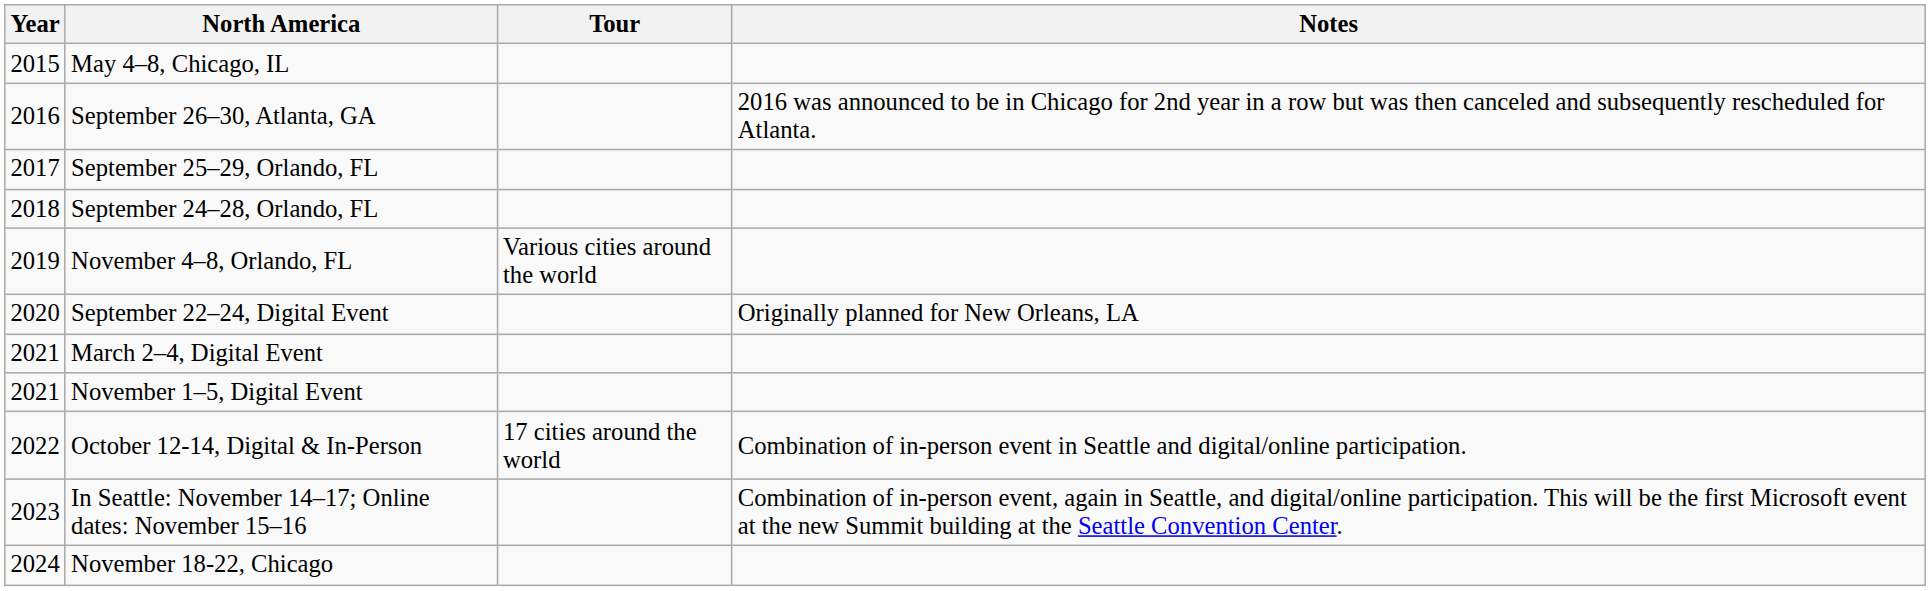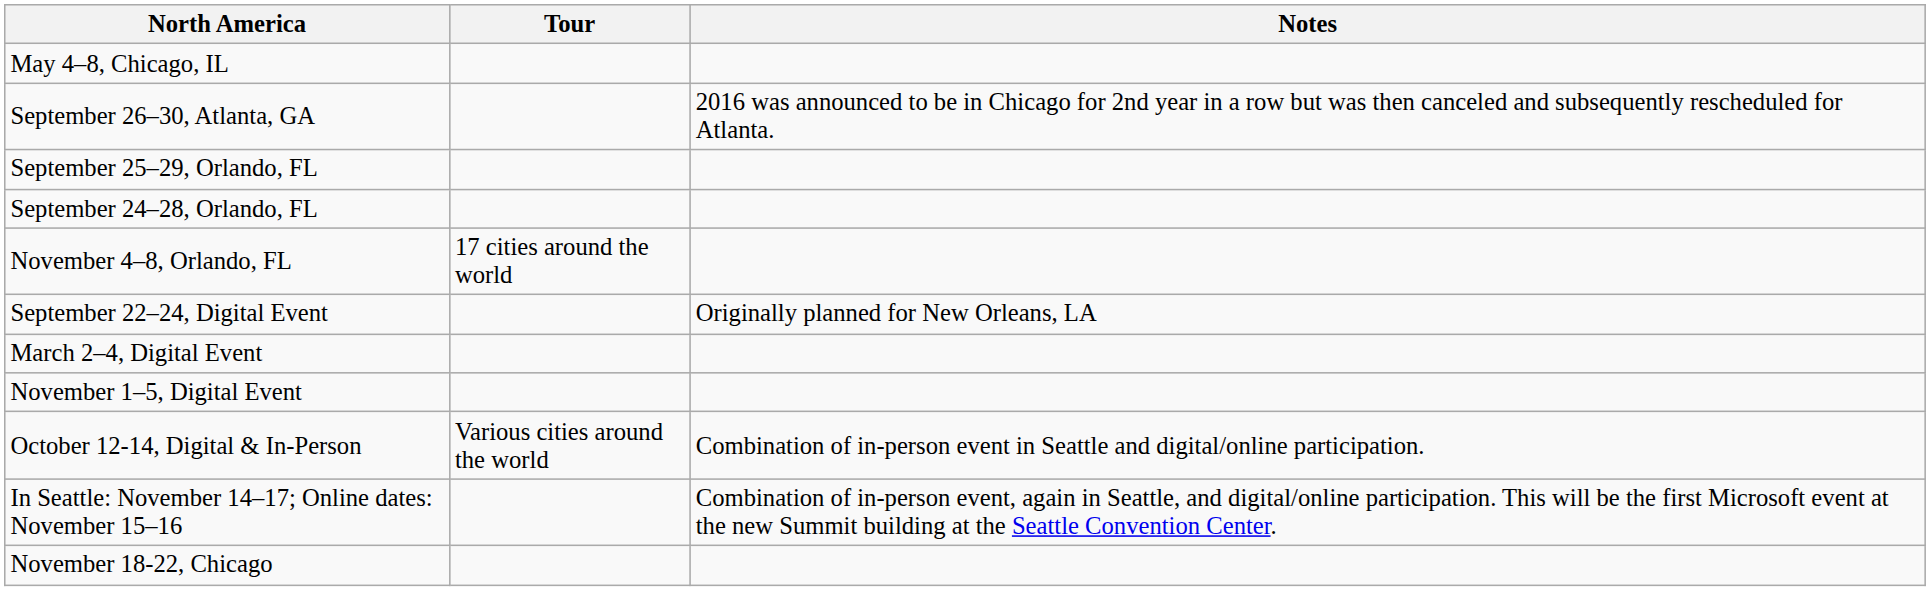- column: (35, 24)
(607, 261) Various cities around the world -> (552, 261) 17 cities around the world
(600, 445) 17 cities around the world -> (559, 445) Various cities around the world
